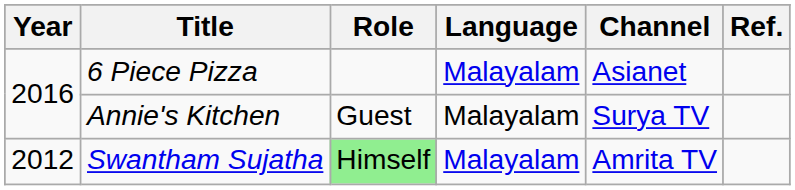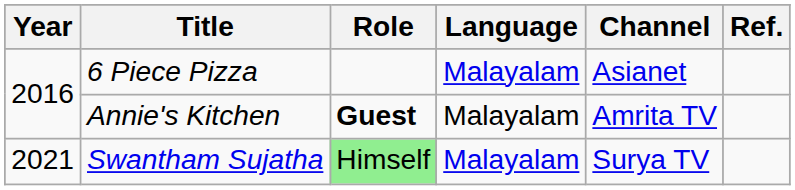(374, 116) normal -> (376, 116) bold
(651, 116) Surya TV -> (655, 116) Amrita TV
(43, 160) 2012 -> (43, 160) 2021
(655, 160) Amrita TV -> (651, 160) Surya TV
